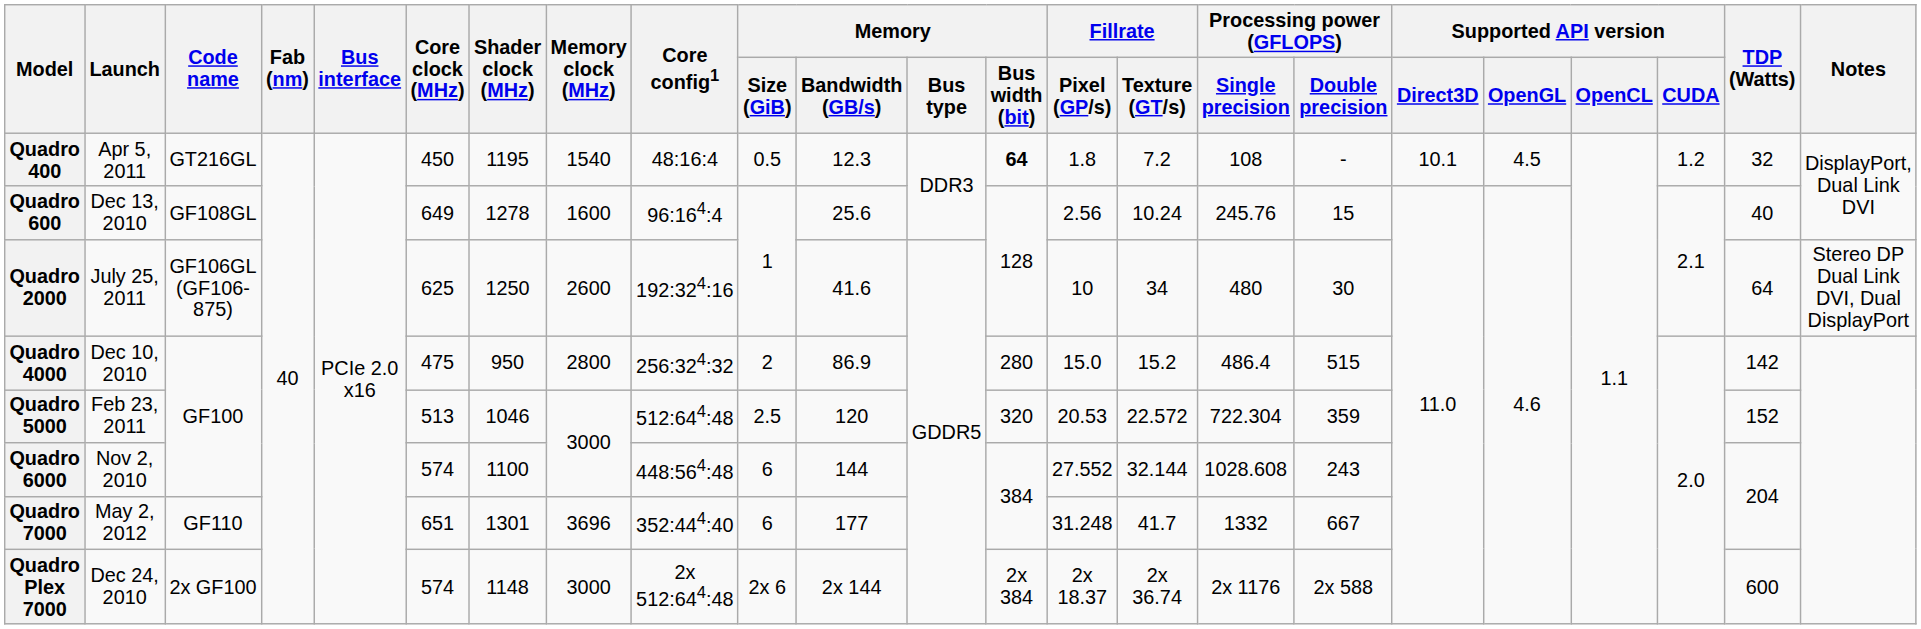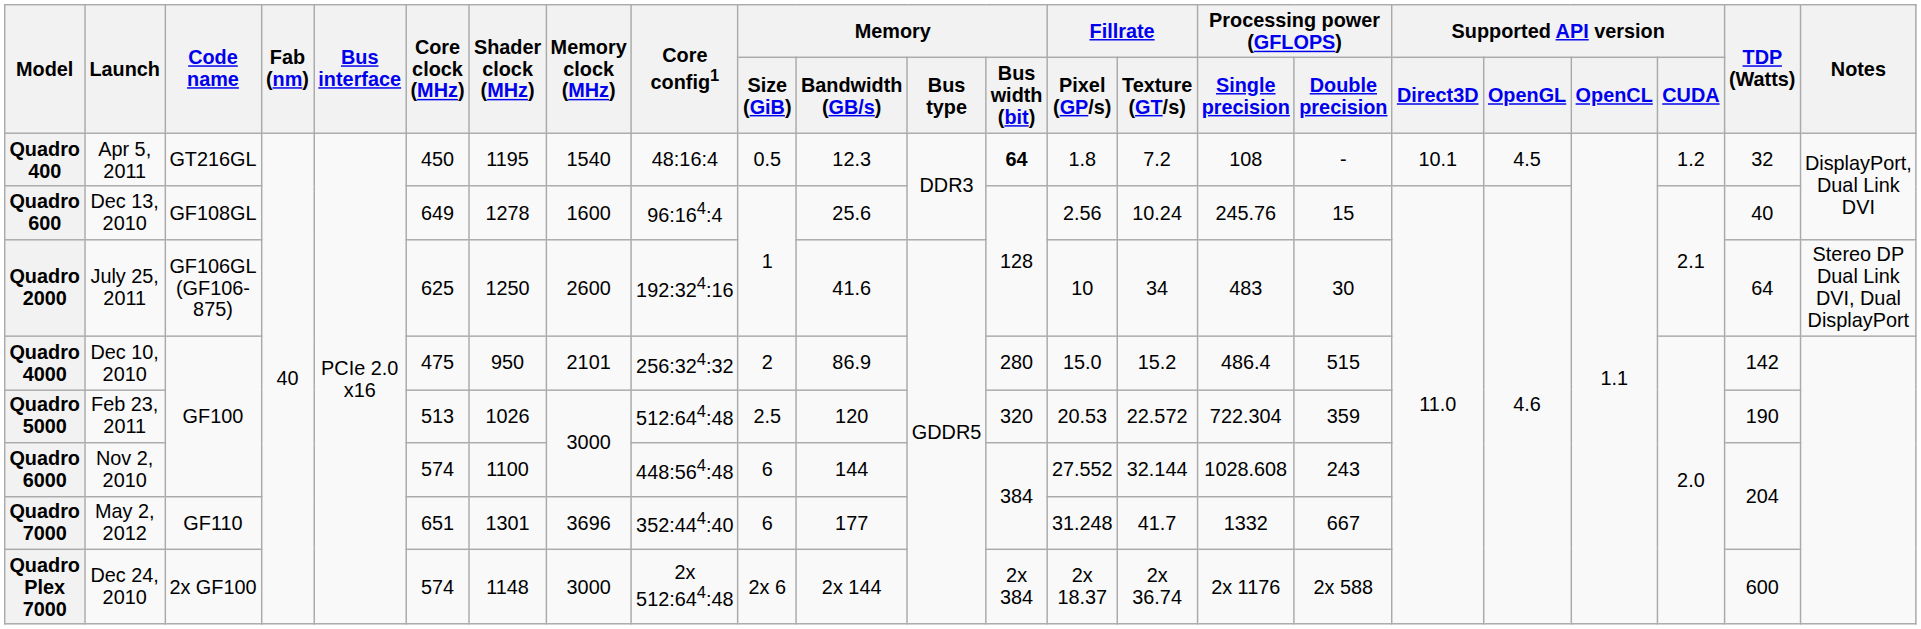(1246, 288) 480 -> (1246, 288) 483
(589, 363) 2800 -> (589, 363) 2101
(508, 416) 1046 -> (508, 416) 1026
(1762, 416) 152 -> (1762, 416) 190
